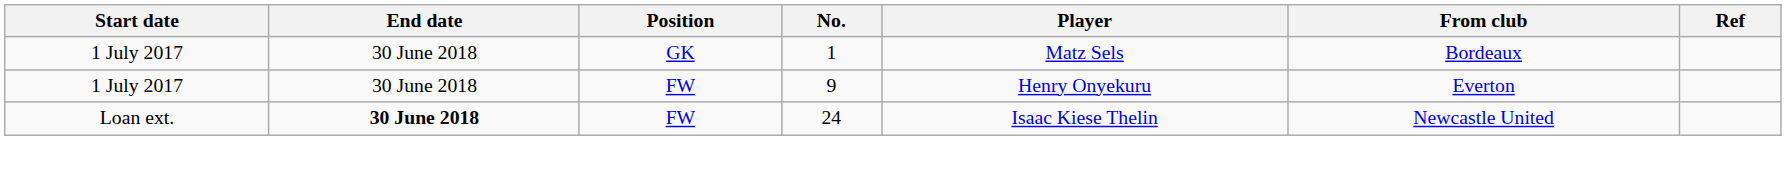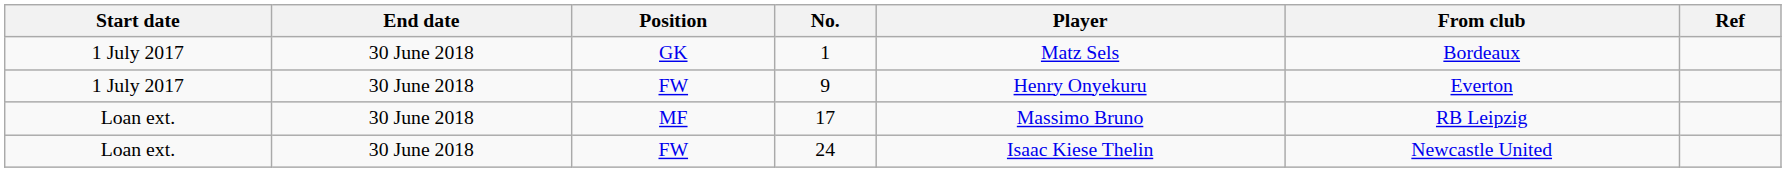+ row: (825, 117)
(424, 117) bold -> (421, 150) normal
